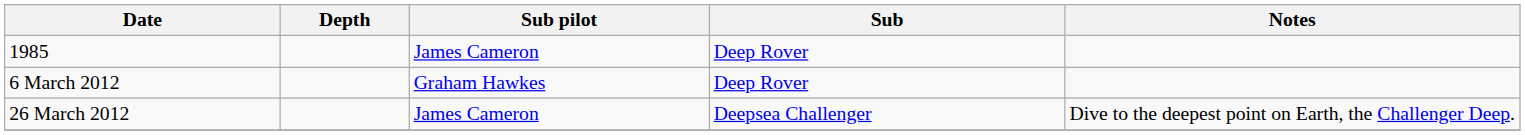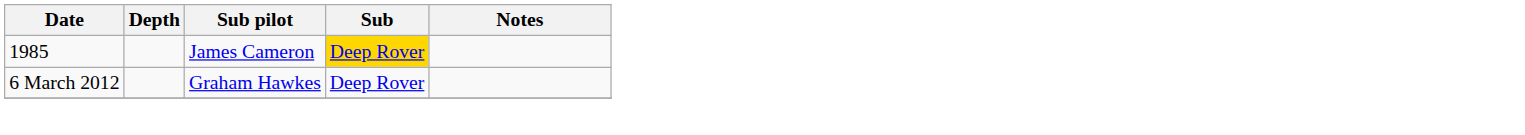(761, 51) no background -> (377, 51) gold background
- row: (69, 113)
